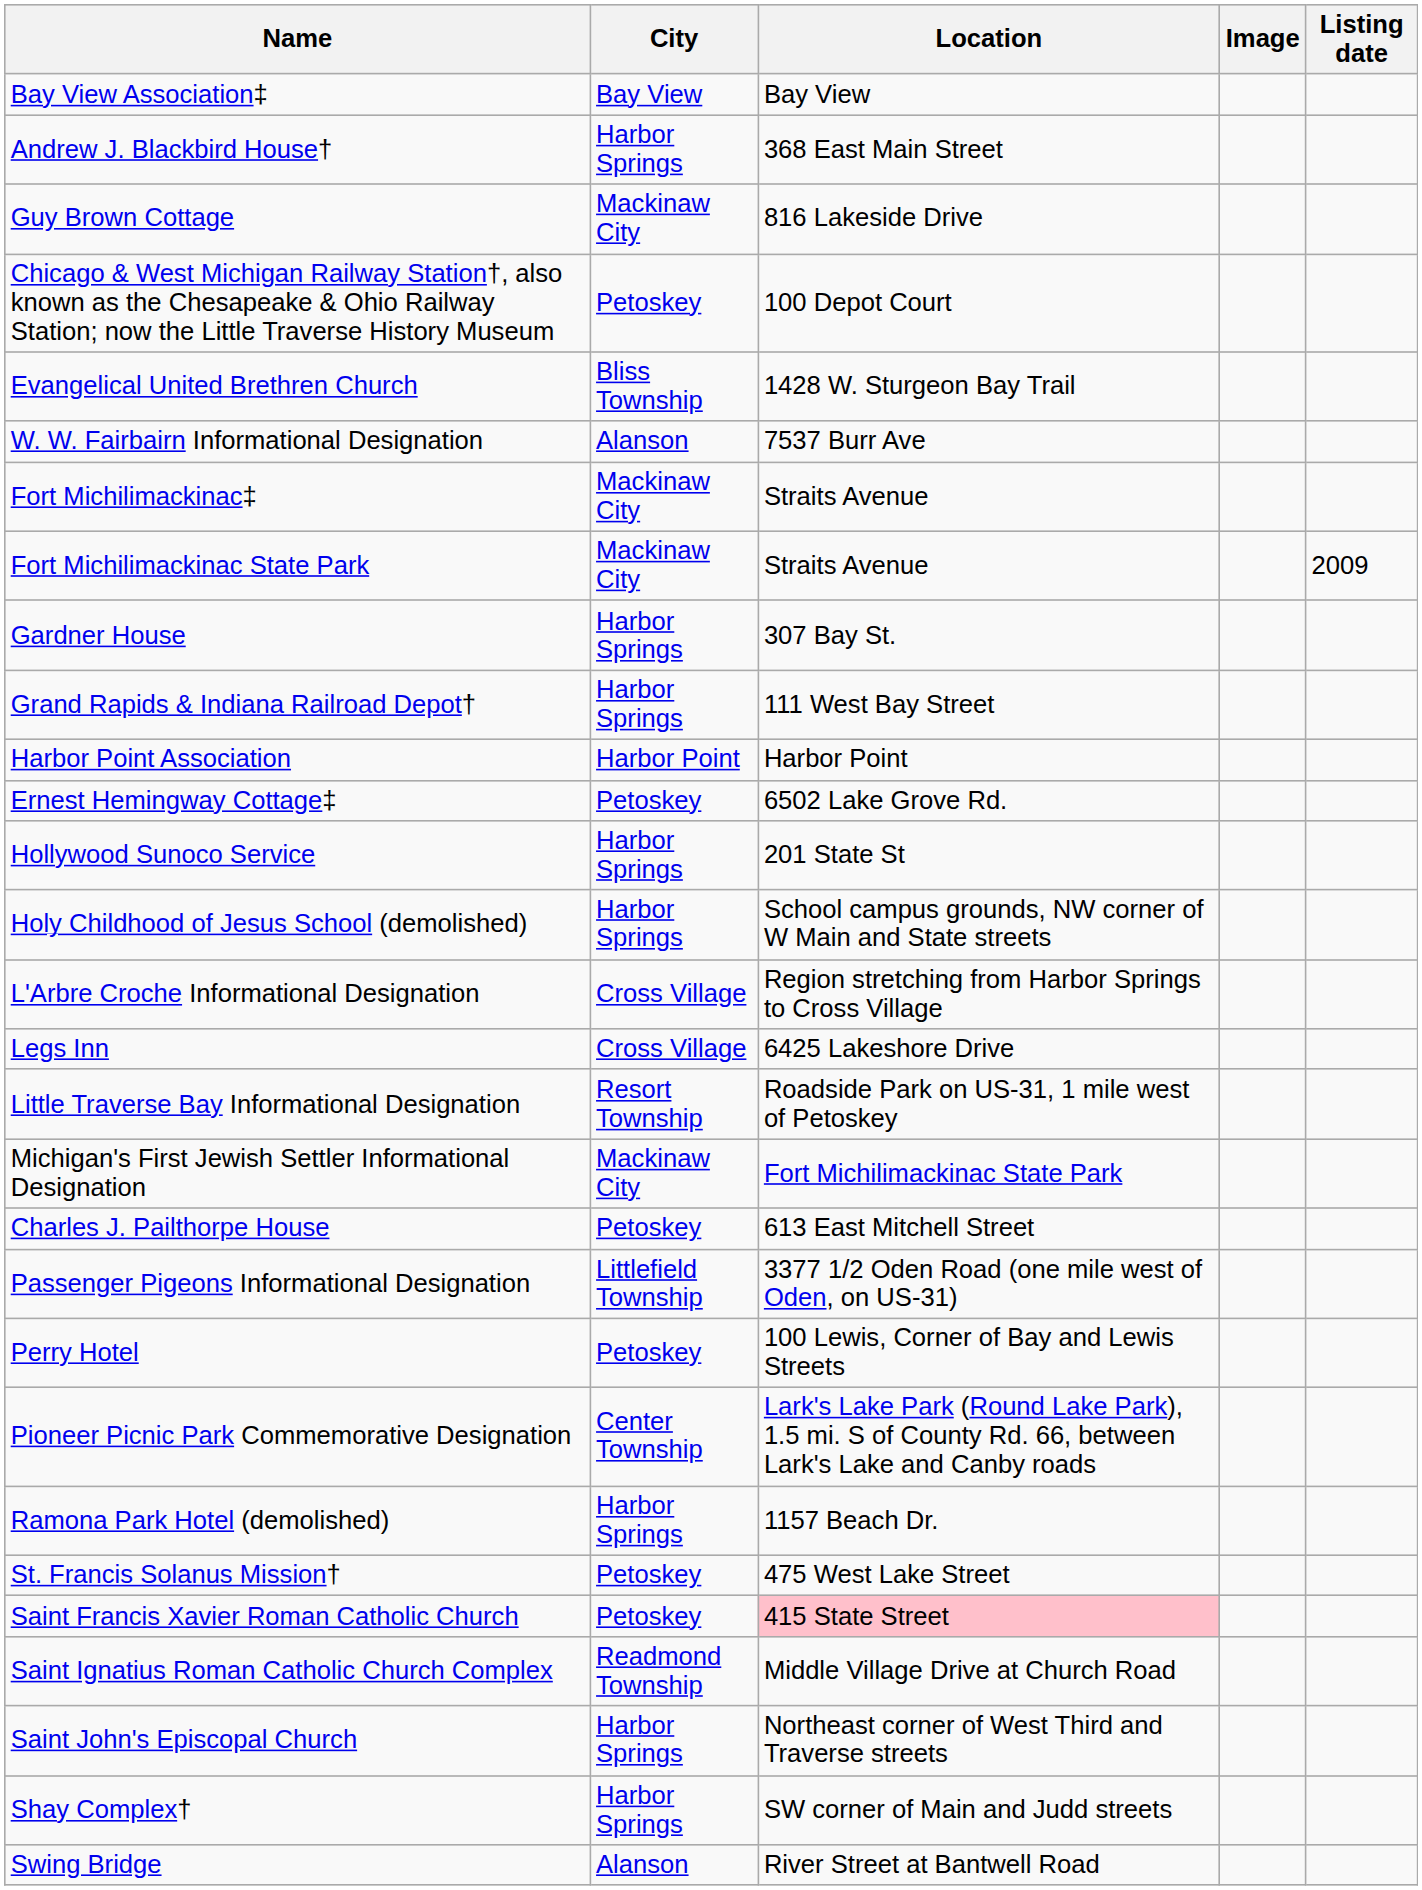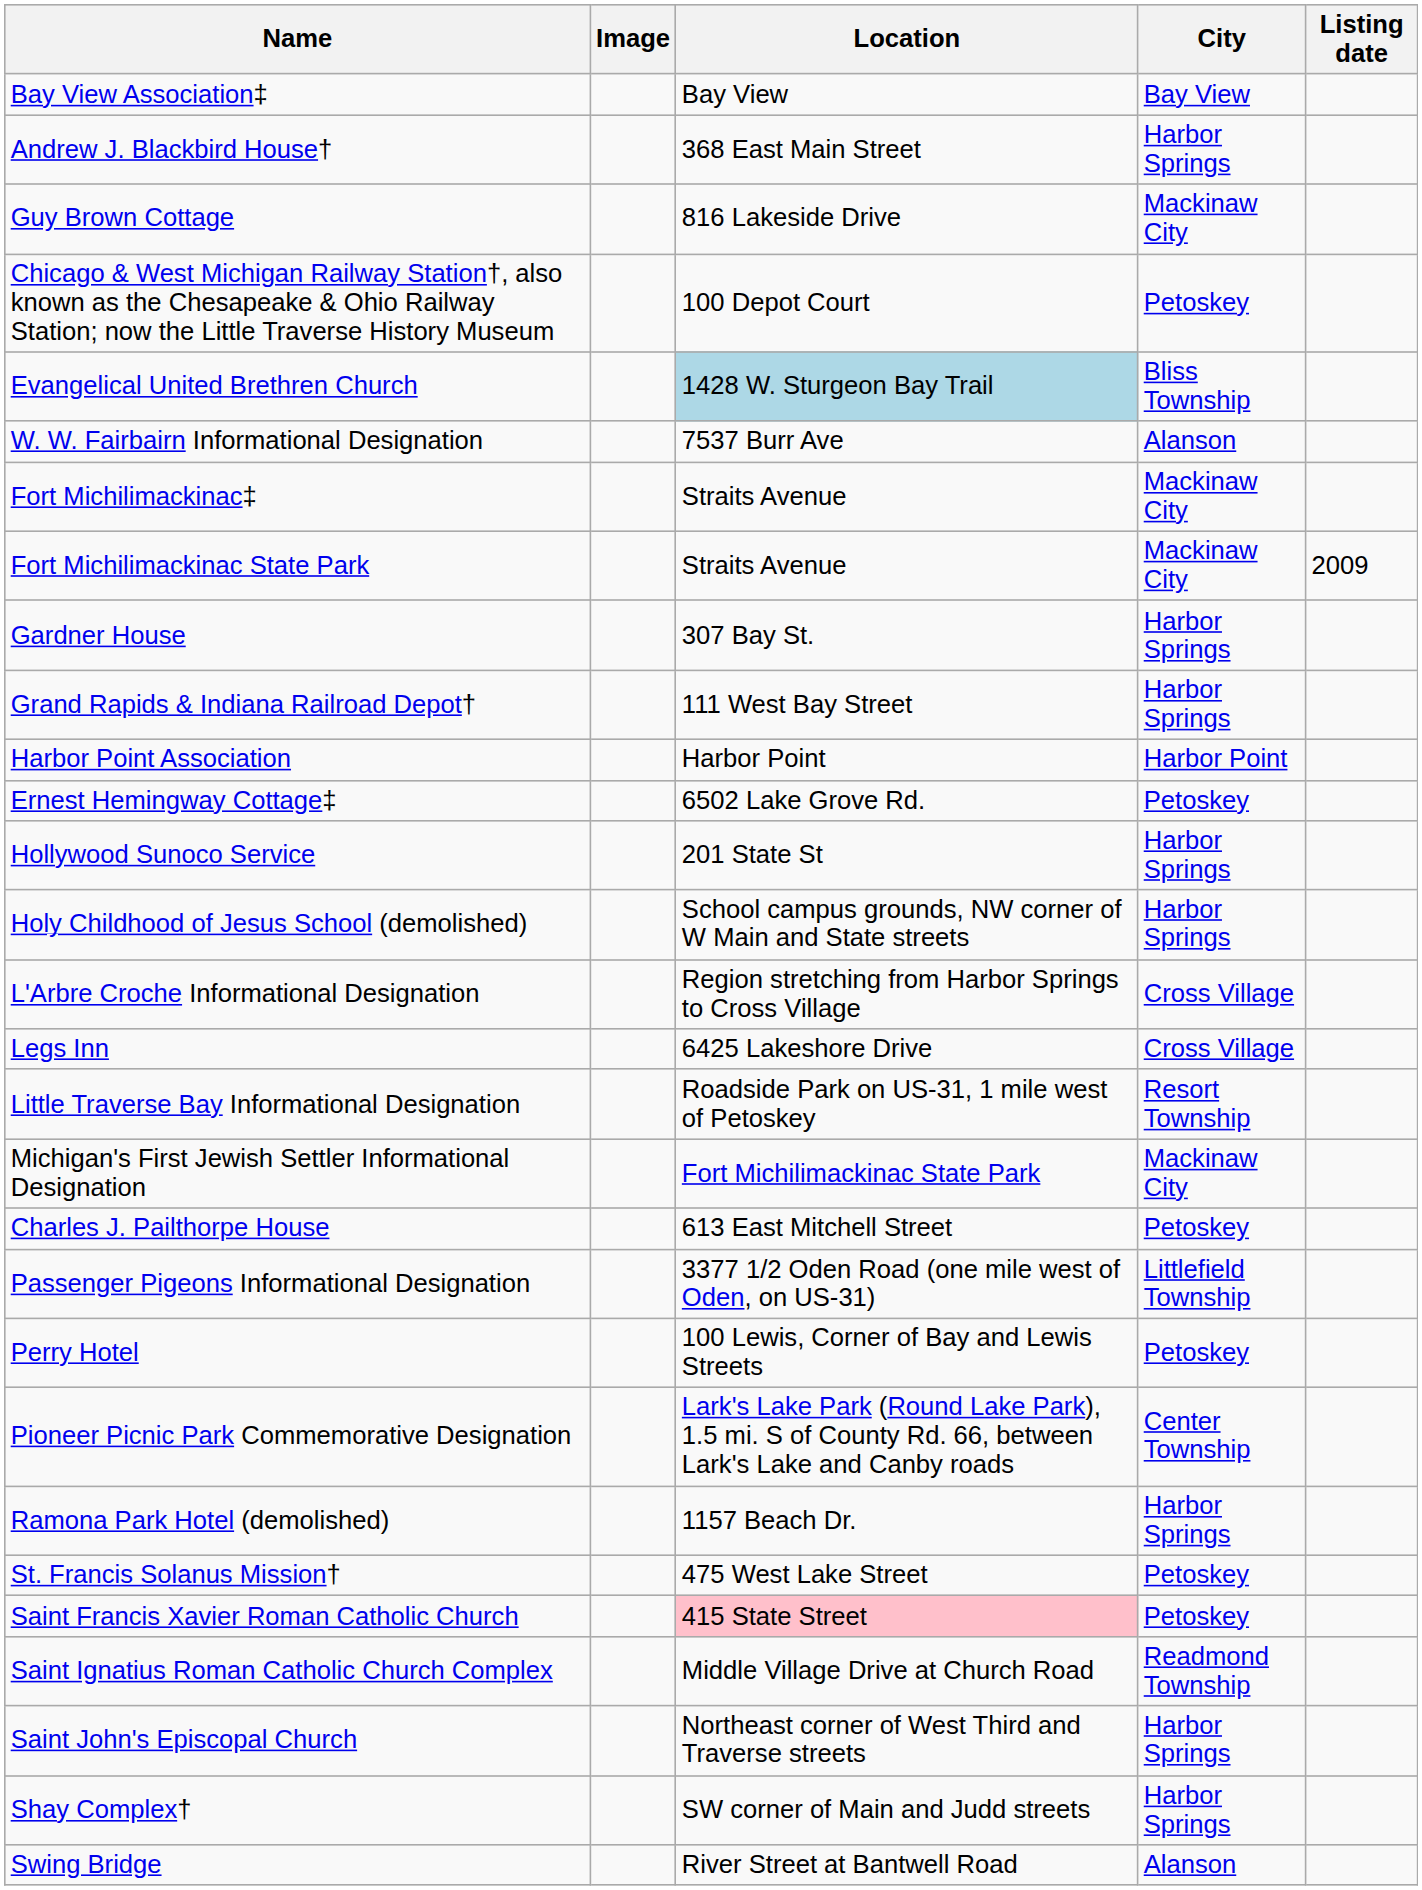columns swapped: (1263, 39) <-> (674, 39)
(920, 386) no background -> (838, 386) lightblue background
